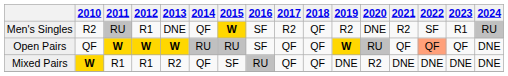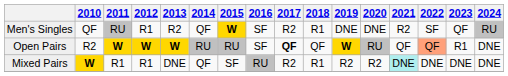(89, 30) R2 -> (89, 30) QF
(175, 30) DNE -> (175, 30) R2
(318, 30) QF -> (318, 30) R1
(346, 30) R2 -> (346, 30) DNE
(461, 30) R1 -> (461, 30) QF
(89, 47) QF -> (89, 47) R2
(289, 47) normal -> (289, 47) bold
(461, 47) QF -> (461, 47) R1
(175, 63) R2 -> (175, 63) DNE
(289, 63) QF -> (289, 63) R2
(318, 63) QF -> (318, 63) R1
(346, 63) DNE -> (346, 63) R2
(403, 63) no background -> (403, 63) paleturquoise background
